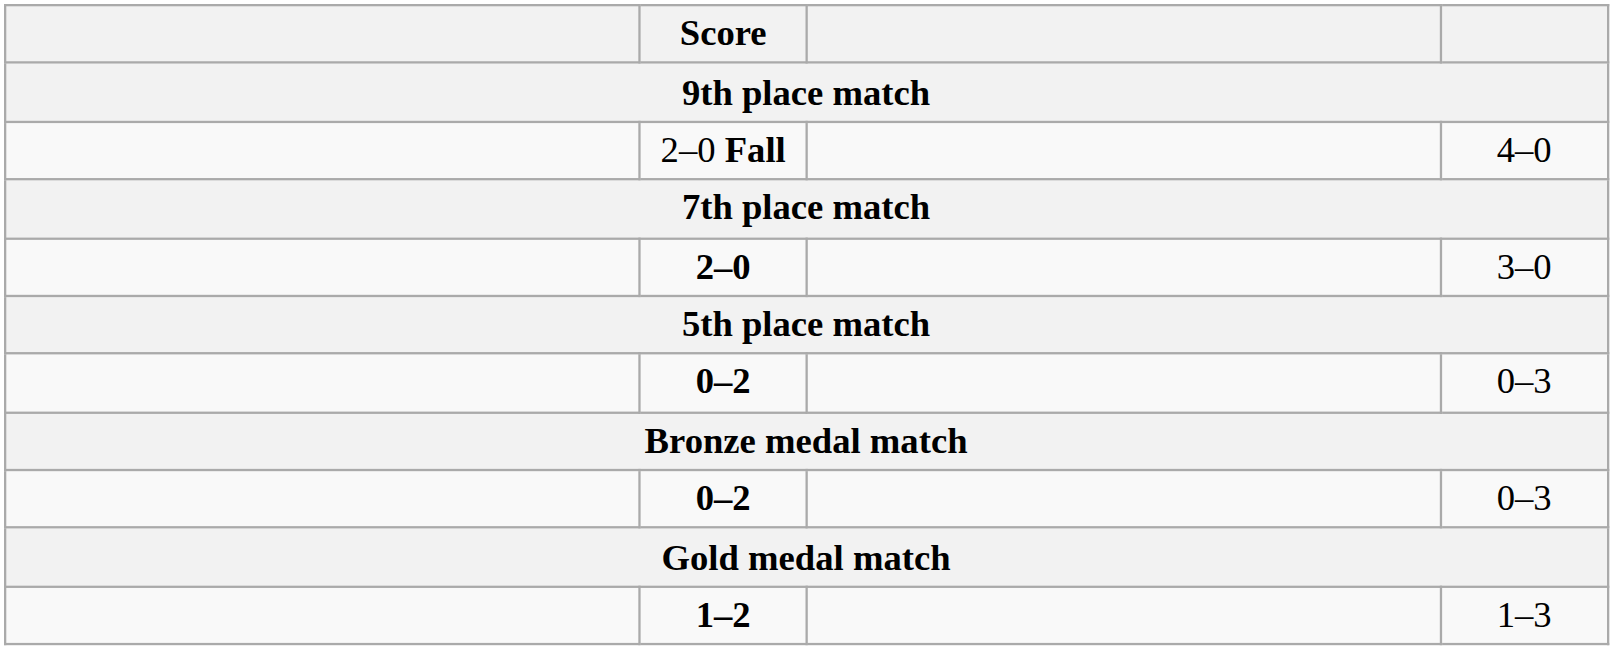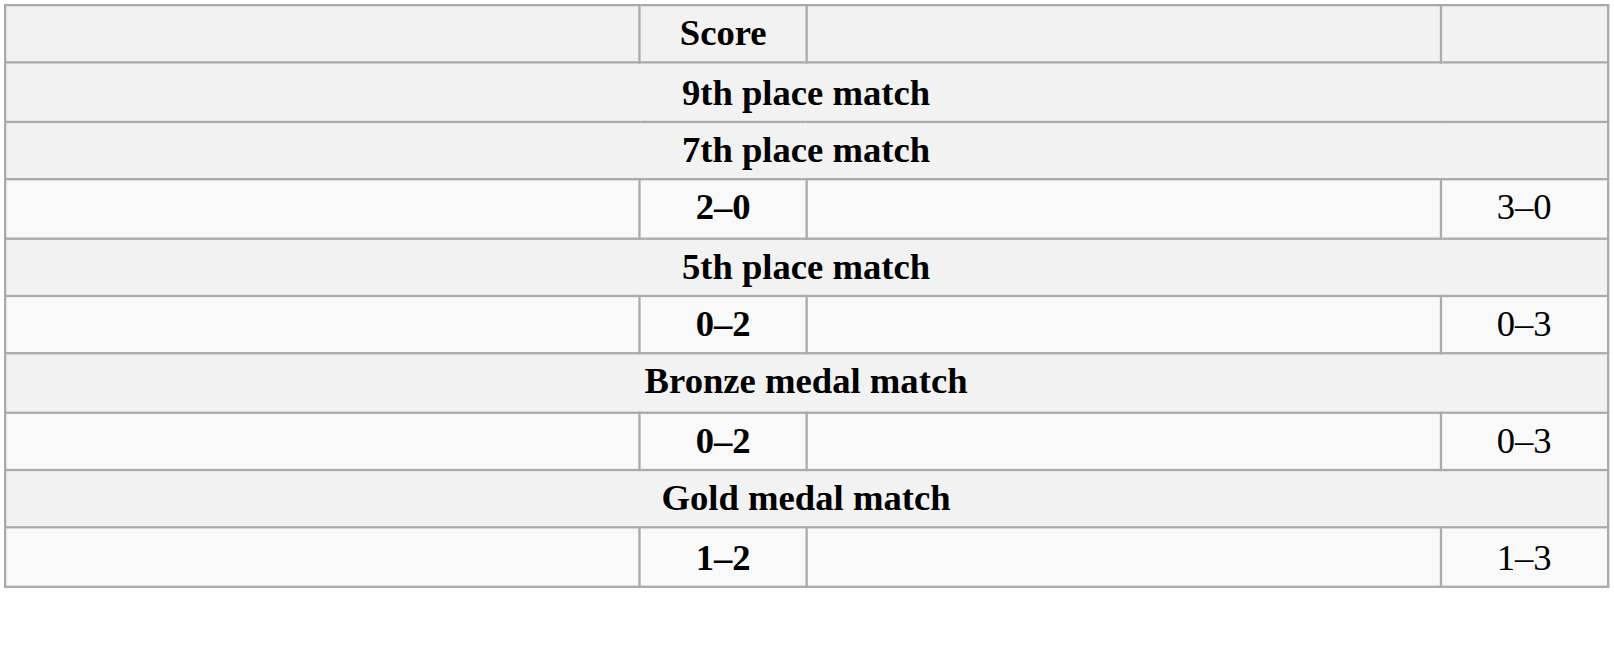- row: (723, 149)
